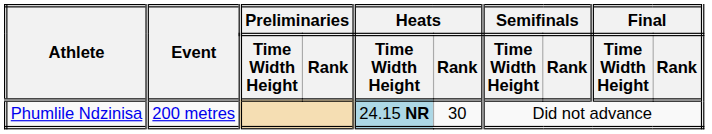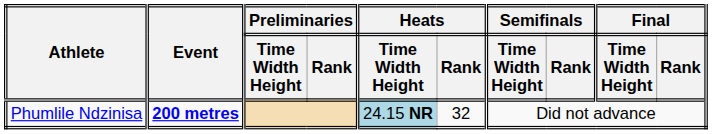(194, 114) normal -> (196, 114) bold
(457, 114) 30 -> (461, 114) 32
